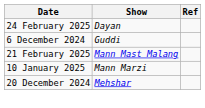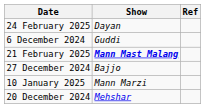(136, 54) normal -> (136, 54) bold
+ row: (48, 68)
